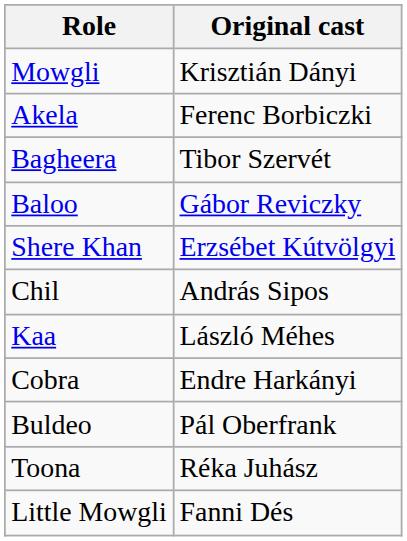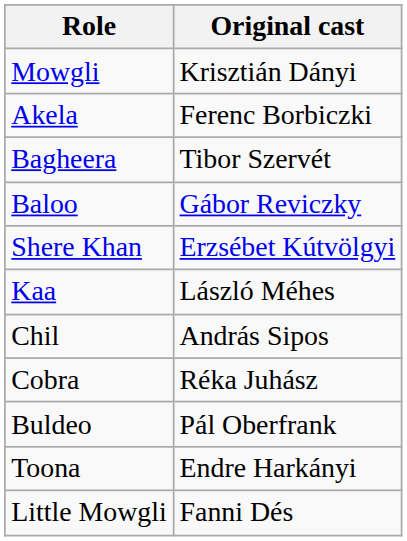rows swapped: (34, 335) <-> (35, 291)
(268, 379) Endre Harkányi -> (249, 379) Réka Juhász
(249, 468) Réka Juhász -> (268, 468) Endre Harkányi
